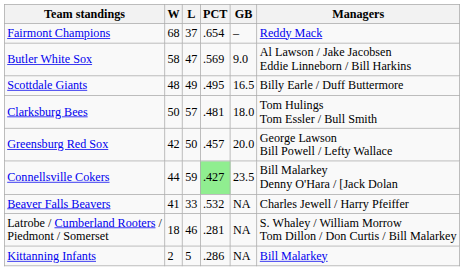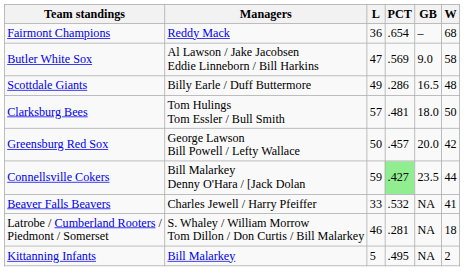columns swapped: (174, 14) <-> (358, 14)
(191, 33) 37 -> (376, 33) 36
(214, 85) .495 -> (398, 85) .286
(214, 256) .286 -> (398, 256) .495
